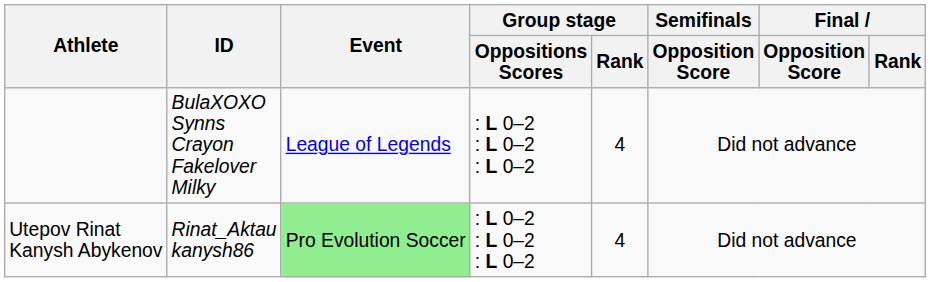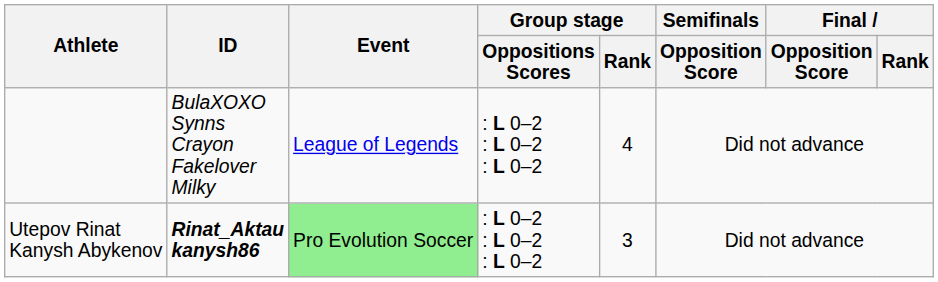(224, 240) normal -> (228, 240) bold
(620, 240) 4 -> (627, 240) 3
